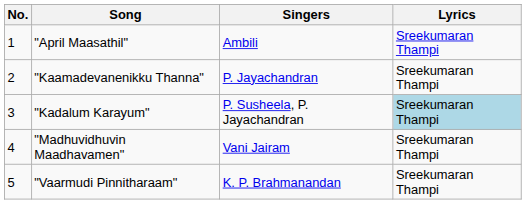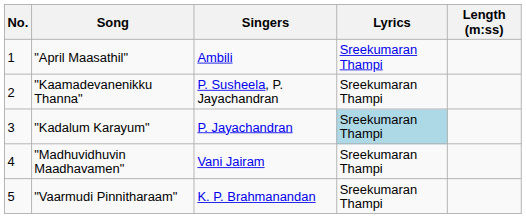+ column: (484, 22)
(270, 77) P. Jayachandran -> (240, 92) P. Susheela, P. Jayachandran
(266, 112) P. Susheela, P. Jayachandran -> (245, 127) P. Jayachandran
